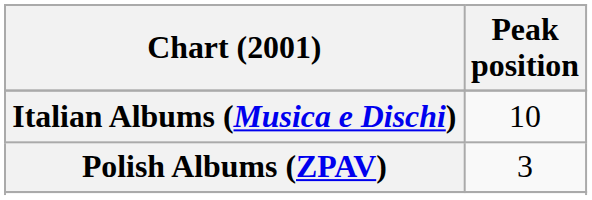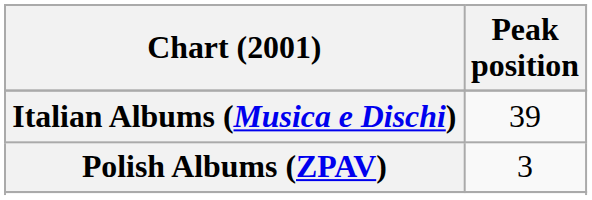(525, 116) 10 -> (525, 116) 39
